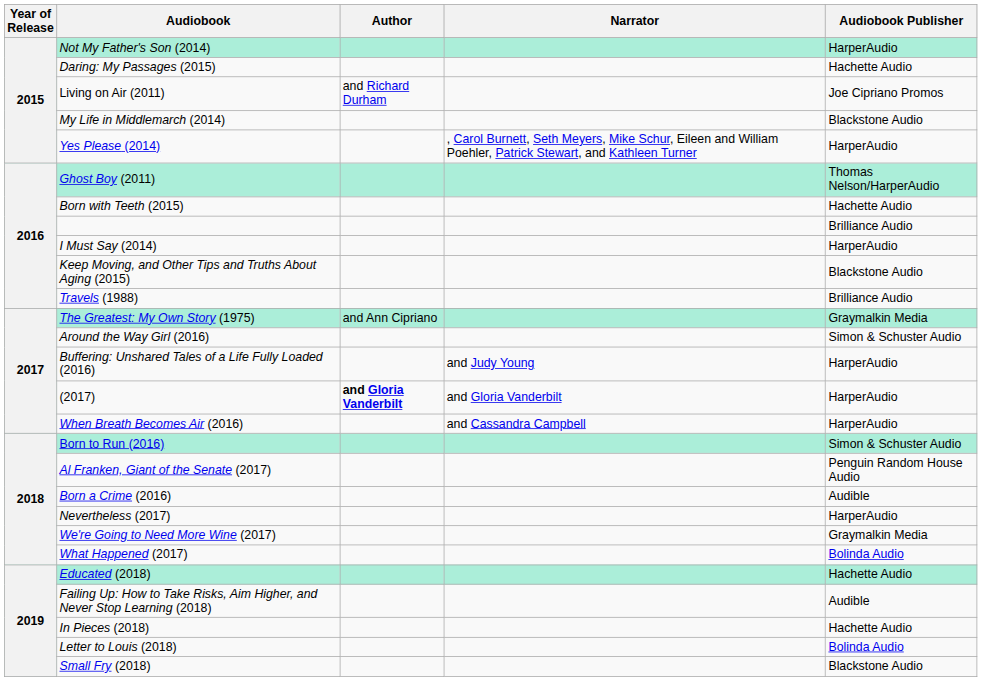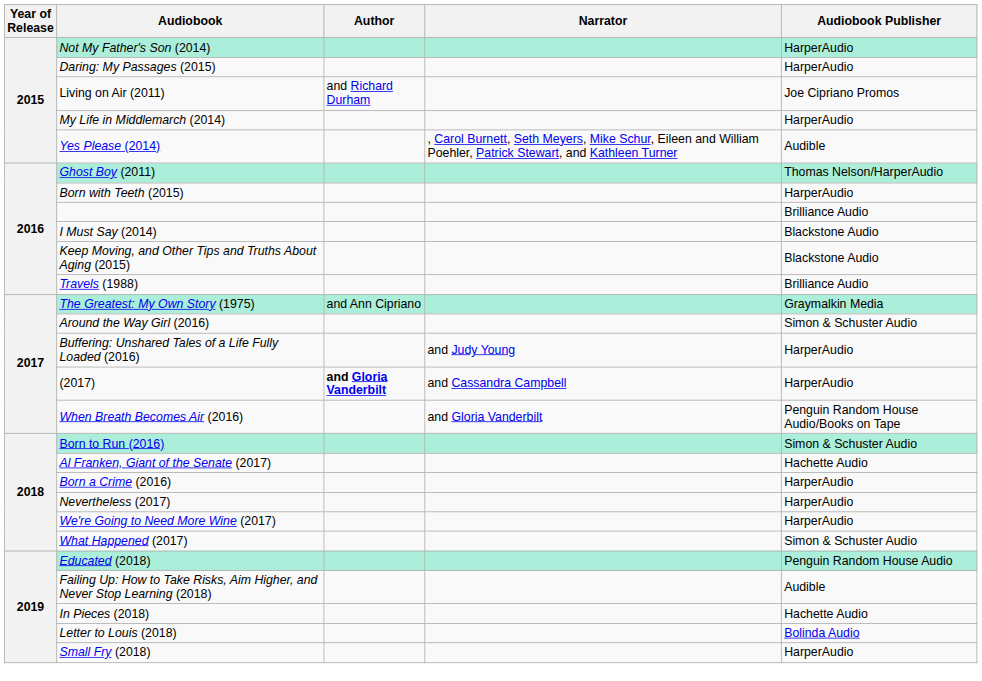(870, 67) Hachette Audio -> (819, 67) HarperAudio
(876, 120) Blackstone Audio -> (819, 120) HarperAudio
(863, 146) HarperAudio -> (805, 146) Audible
(870, 206) Hachette Audio -> (819, 192) HarperAudio
(863, 245) HarperAudio -> (831, 231) Blackstone Audio
(504, 397) and Gloria Vanderbilt -> (497, 383) and Cassandra Campbell
(516, 423) and Cassandra Campbell -> (485, 416) and Gloria Vanderbilt
(863, 423) HarperAudio -> (851, 416) Penguin Random House Audio/Books on Tape
(896, 469) Penguin Random House Audio -> (826, 462) Hachette Audio
(849, 496) Audible -> (819, 482) HarperAudio
(878, 535) Graymalkin Media -> (819, 521) HarperAudio
(866, 555) Bolinda Audio -> (851, 541) Simon & Schuster Audio
(870, 574) Hachette Audio -> (868, 560) Penguin Random House Audio
(876, 666) Blackstone Audio -> (819, 652) HarperAudio
